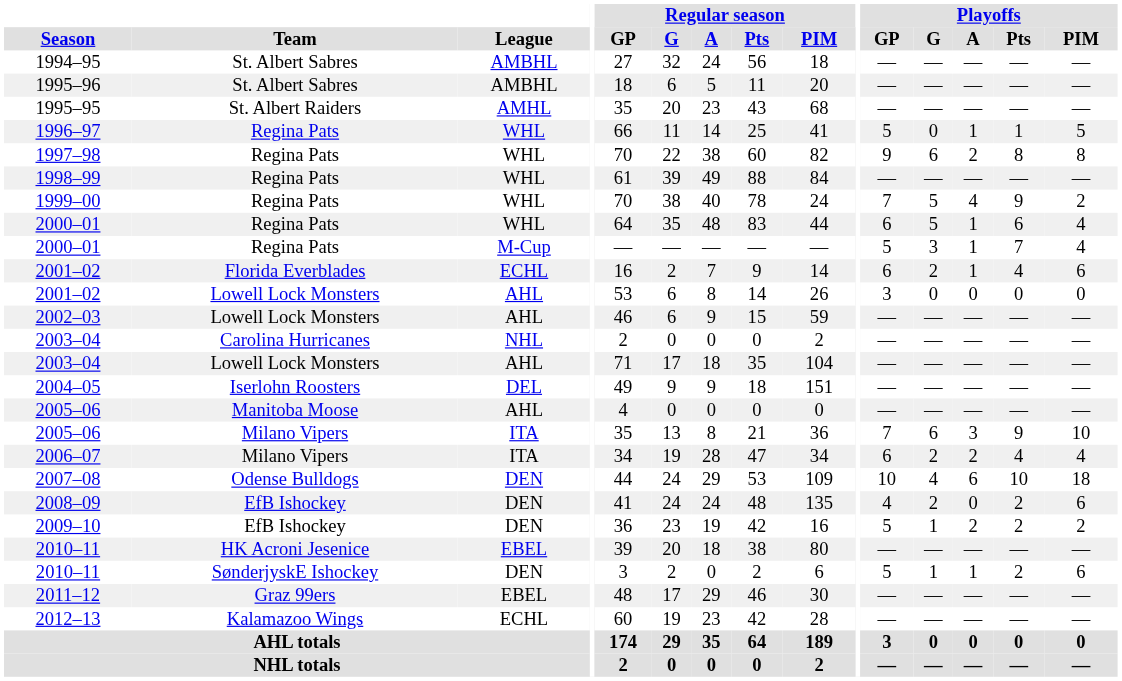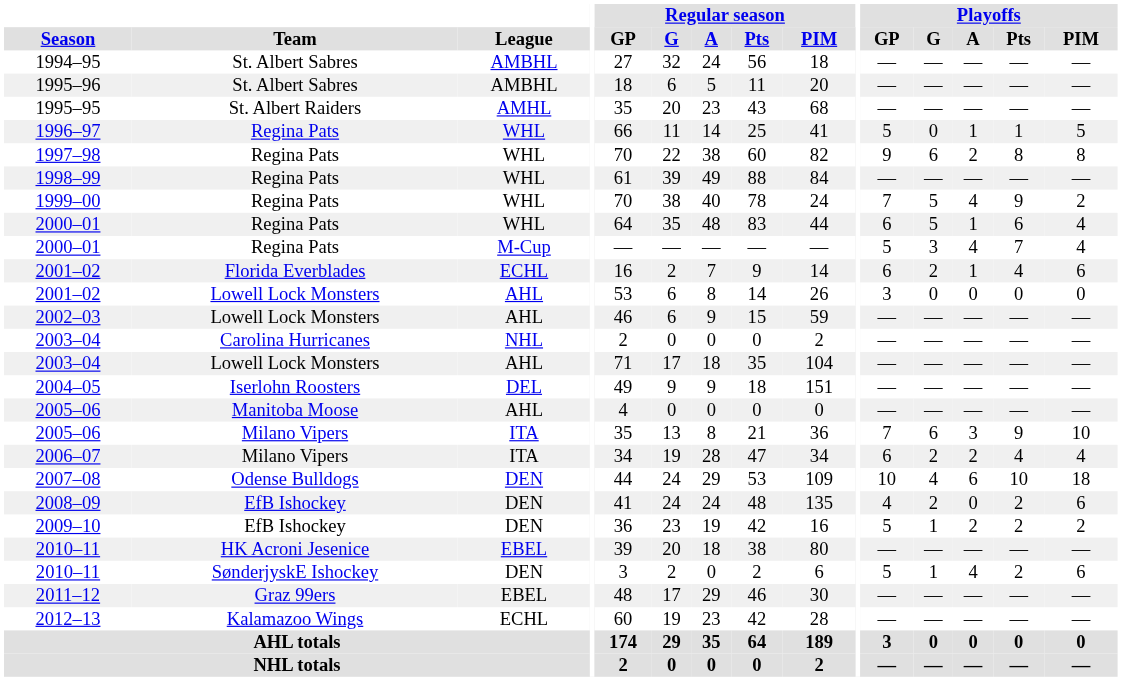(973, 247) 1 -> (973, 247) 4
(973, 572) 1 -> (973, 572) 4
